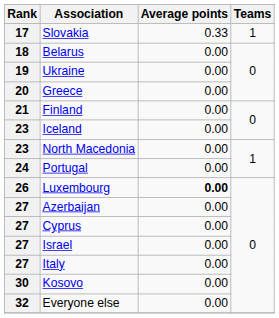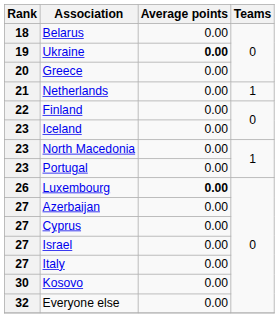- row: (66, 33)
(216, 71) normal -> (216, 52) bold
+ row: (75, 91)
(22, 110) 21 -> (22, 110) 22
(22, 168) 24 -> (22, 168) 23
